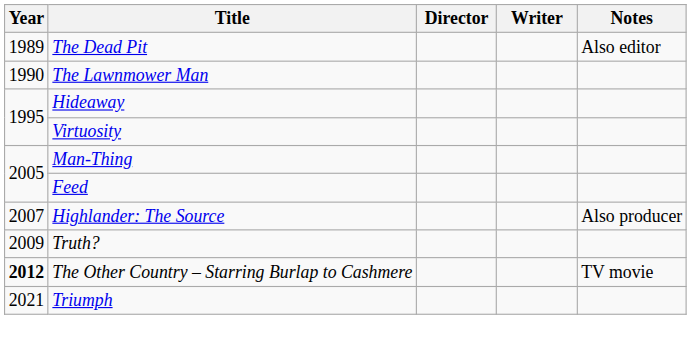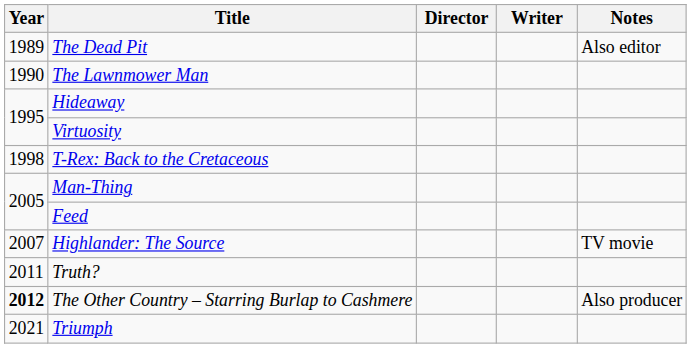+ row: (160, 159)
(632, 215) Also producer -> (617, 243) TV movie
(26, 243) 2009 -> (26, 272) 2011
(617, 272) TV movie -> (632, 300) Also producer
